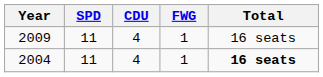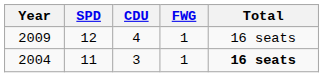(89, 38) 11 -> (89, 38) 12
(136, 60) 4 -> (136, 60) 3
